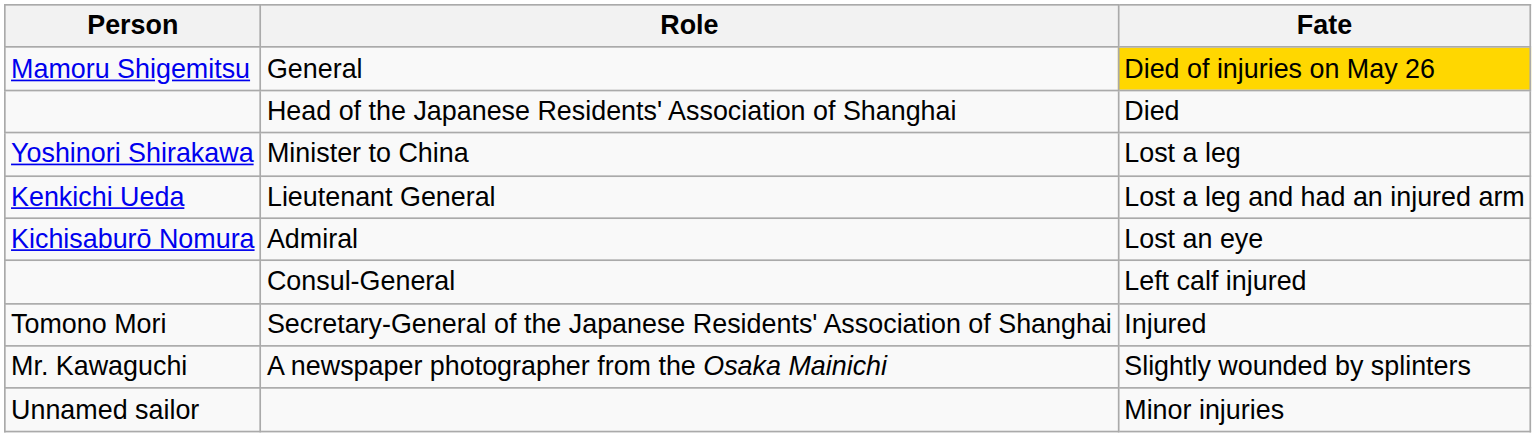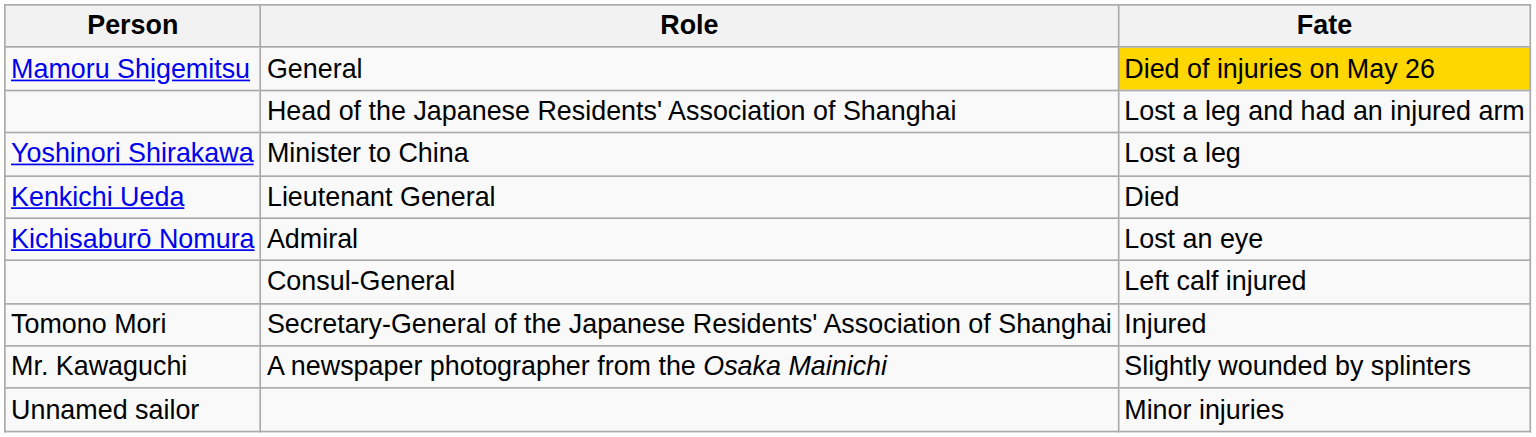(1152, 111) Died -> (1324, 111) Lost a leg and had an injured arm
(1324, 196) Lost a leg and had an injured arm -> (1152, 196) Died
